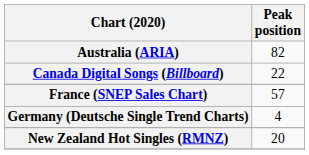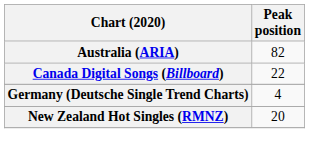- row: (128, 95)
